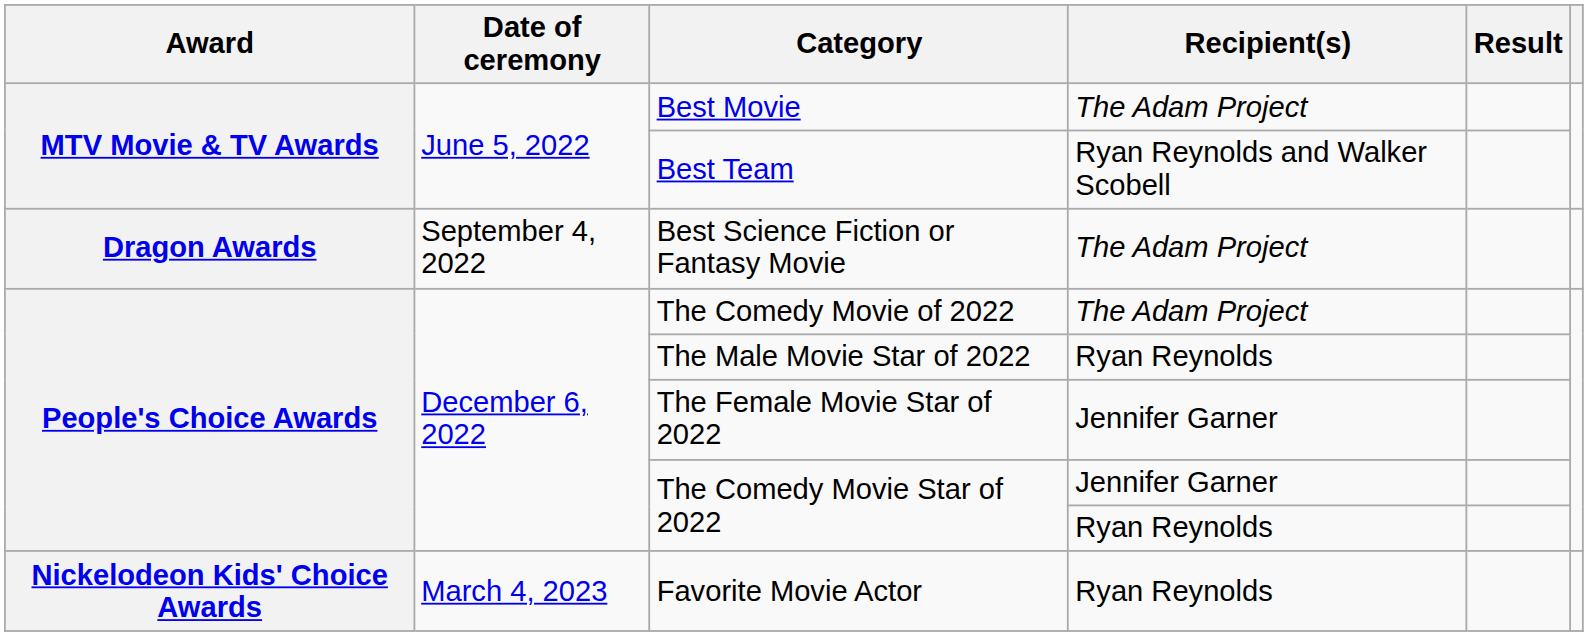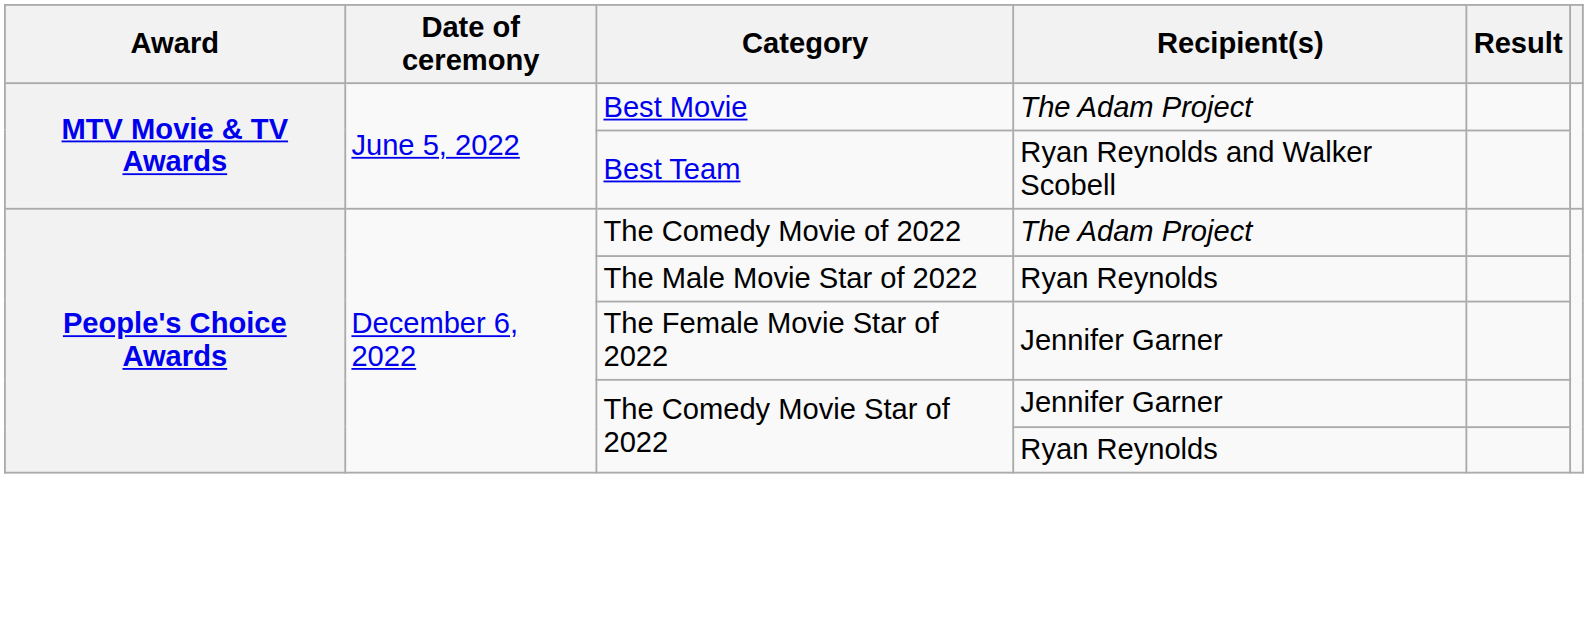- row: (806, 248)
- row: (789, 590)
